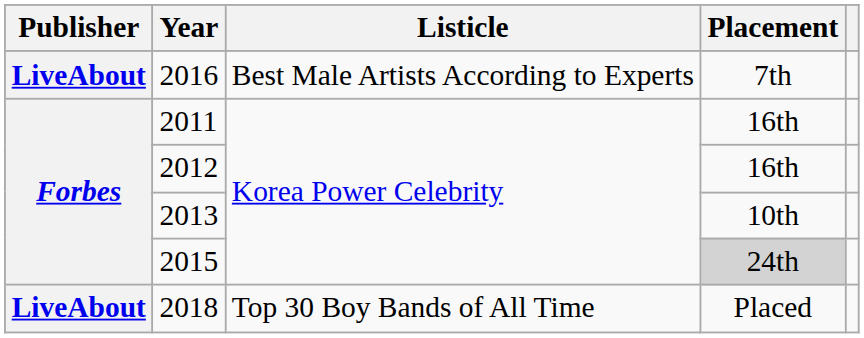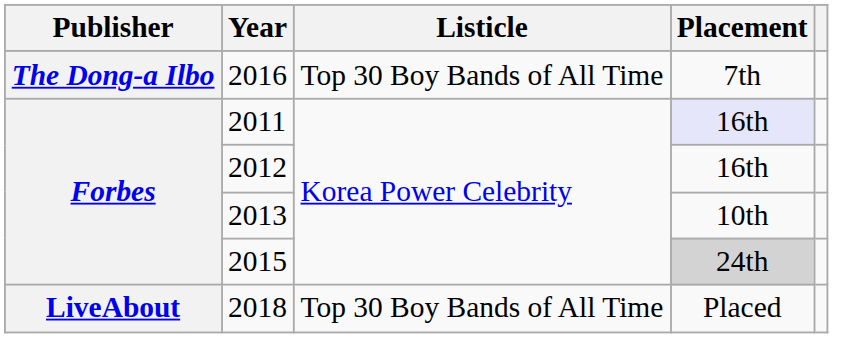(79, 74) LiveAbout -> (113, 74) The Dong-a Ilbo
(463, 74) Best Male Artists According to Experts -> (482, 74) Top 30 Boy Bands of All Time
(773, 121) no background -> (742, 121) lavender background
